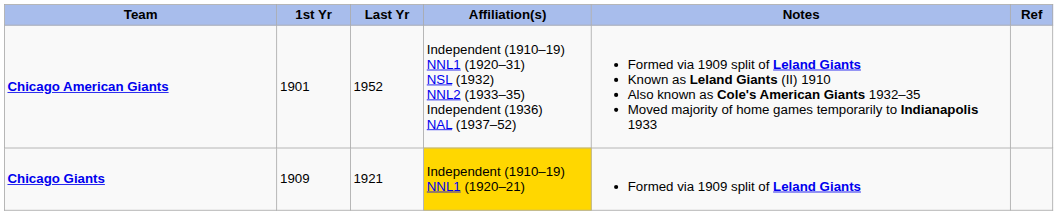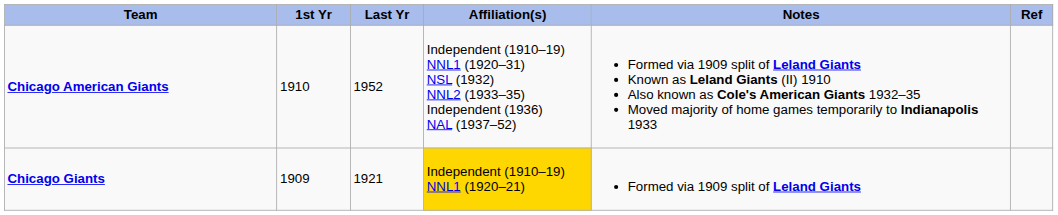(295, 86) 1901 -> (295, 86) 1910
